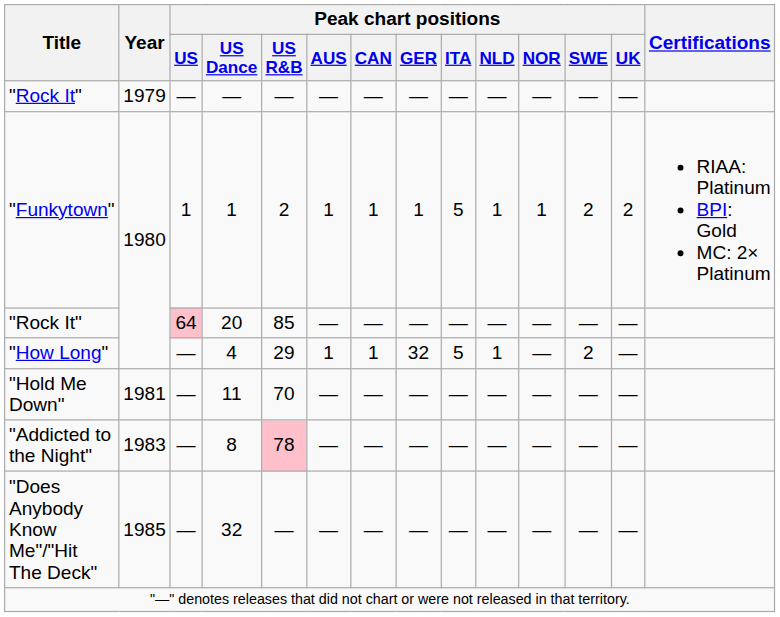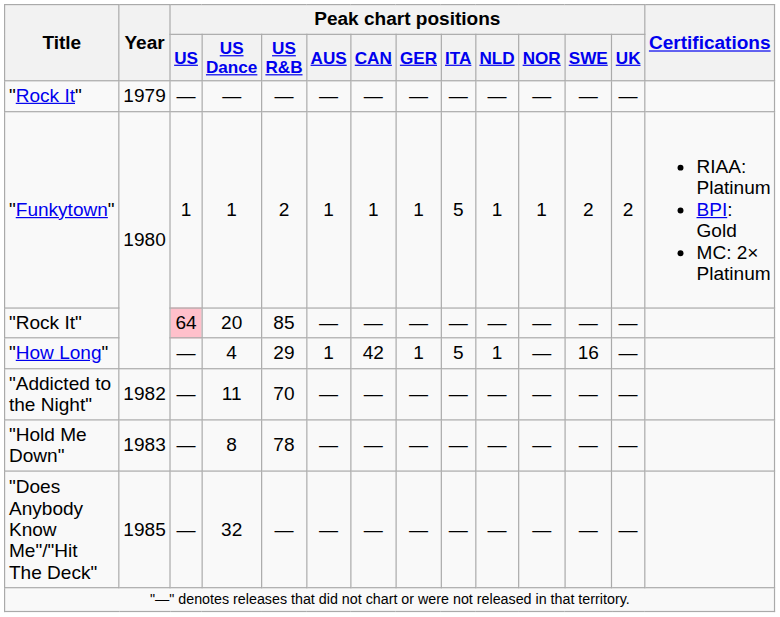(373, 353) 1 -> (373, 353) 42
(418, 353) 32 -> (418, 353) 1
(588, 353) 2 -> (588, 353) 16
(48, 394) "Hold Me Down" -> (60, 394) "Addicted to the Night"
(145, 394) 1981 -> (145, 394) 1982
(60, 445) "Addicted to the Night" -> (48, 445) "Hold Me Down"
(284, 445) pink background -> (284, 445) no background
